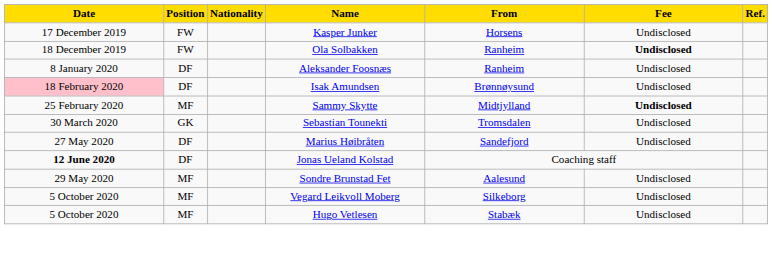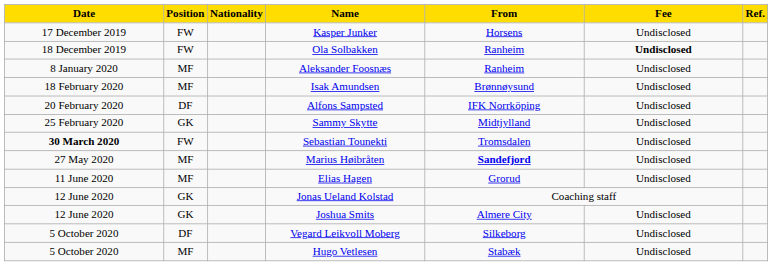(185, 68) DF -> (185, 68) MF
(84, 87) pink background -> (84, 87) no background
(185, 87) DF -> (185, 87) MF
+ row: (345, 105)
(185, 105) MF -> (185, 123) GK
(663, 105) bold -> (663, 123) normal
(84, 123) normal -> (84, 142) bold
(185, 123) GK -> (185, 142) FW
(185, 142) DF -> (185, 160) MF
(504, 142) normal -> (504, 160) bold
+ row: (345, 178)
(84, 160) bold -> (84, 196) normal
(185, 160) DF -> (185, 196) GK
+ row: (345, 215)
- row: (345, 178)
(185, 196) MF -> (185, 233) DF
